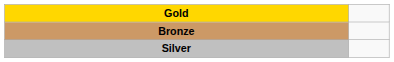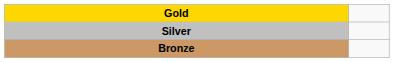rows swapped: (176, 48) <-> (176, 30)
